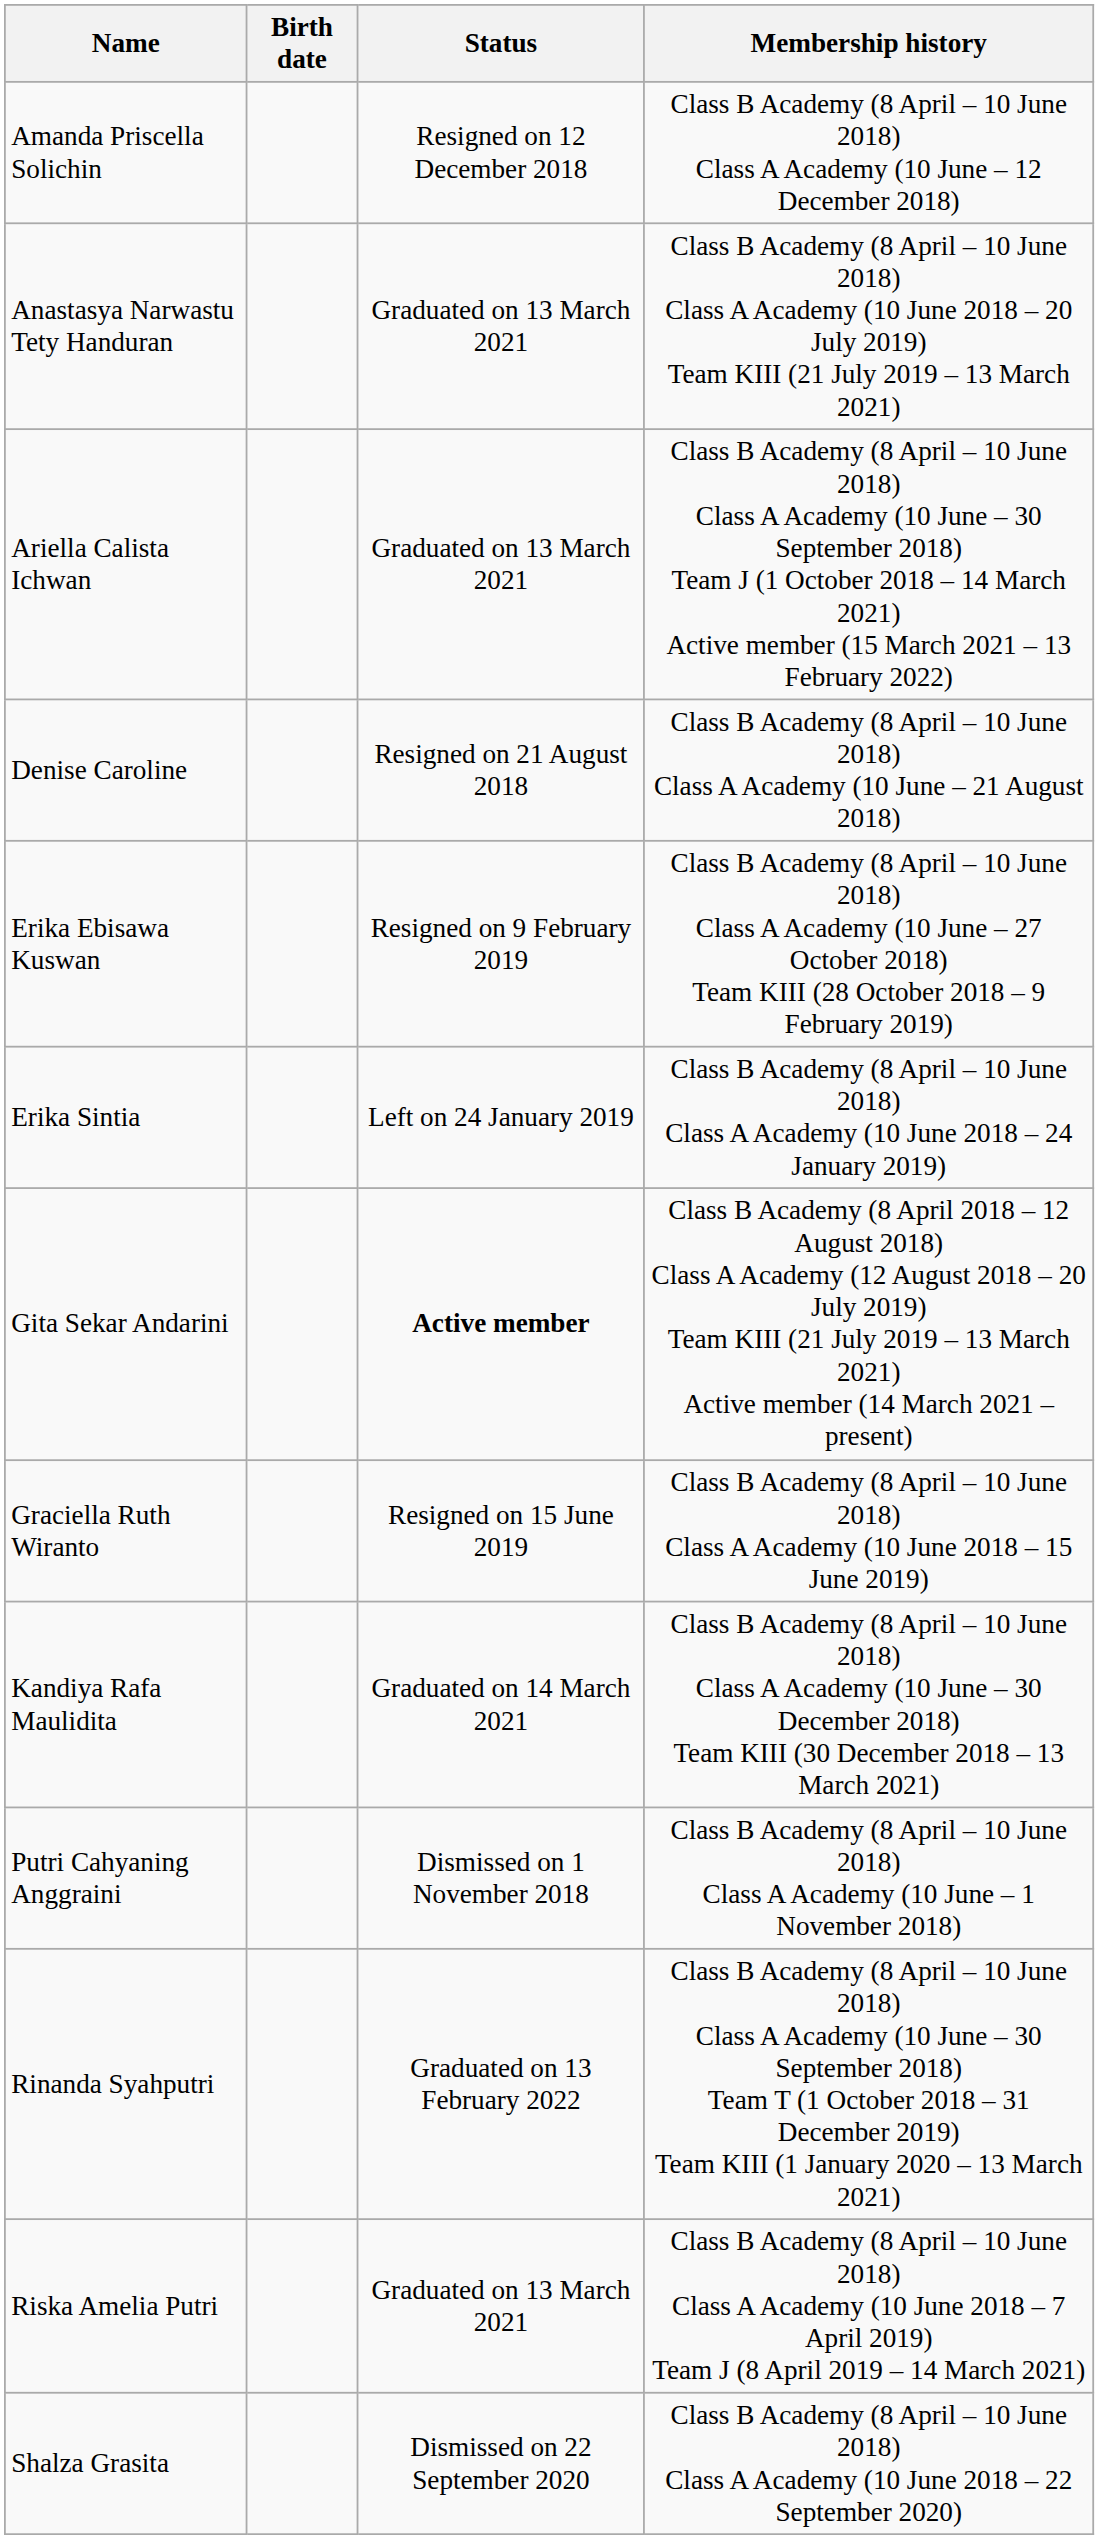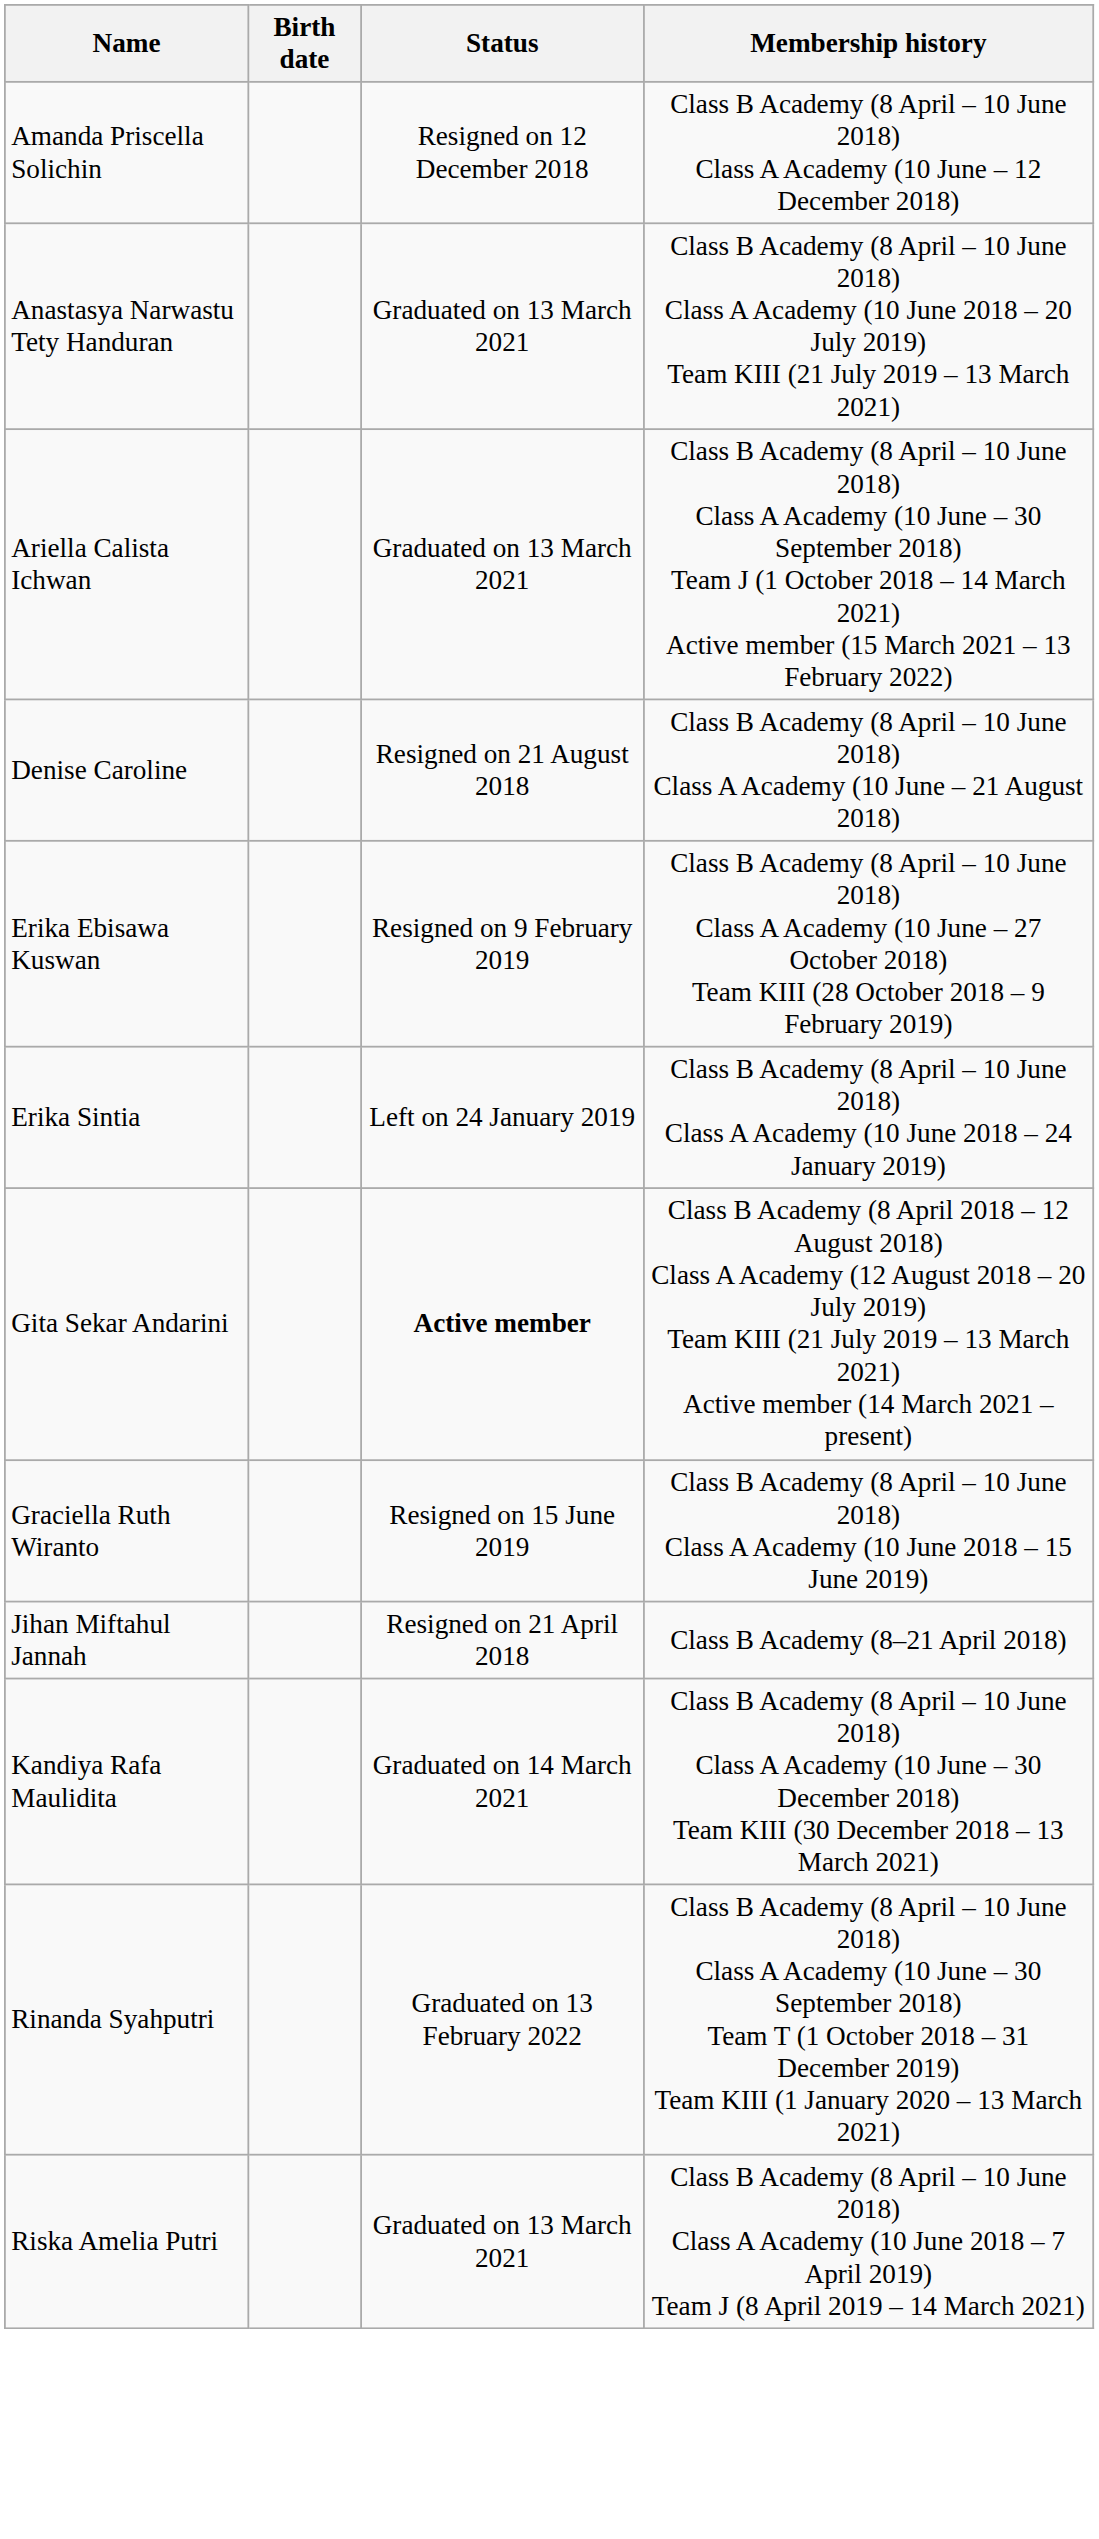+ row: (91, 1639)
- row: (100, 1877)
- row: (90, 2462)
